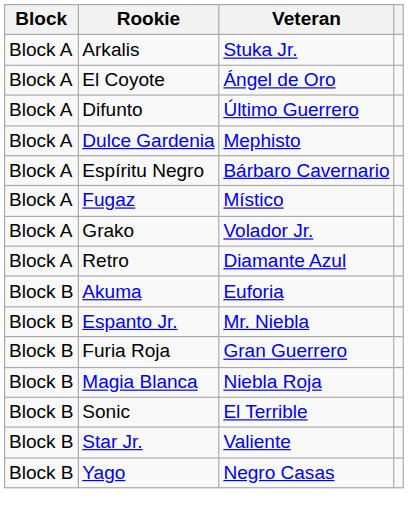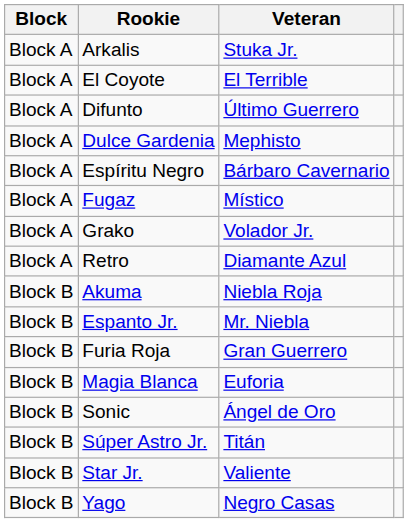(279, 79) Ángel de Oro -> (266, 79) El Terrible
(254, 291) Euforia -> (273, 291) Niebla Roja
(273, 381) Niebla Roja -> (254, 381) Euforia
(266, 412) El Terrible -> (279, 412) Ángel de Oro
+ row: (145, 442)
